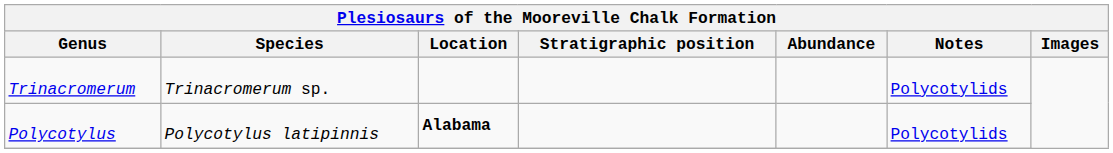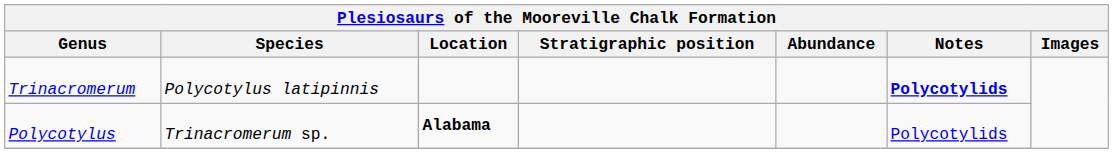(247, 90) Trinacromerum sp. -> (272, 90) Polycotylus latipinnis
(949, 90) normal -> (949, 90) bold
(272, 135) Polycotylus latipinnis -> (247, 135) Trinacromerum sp.
